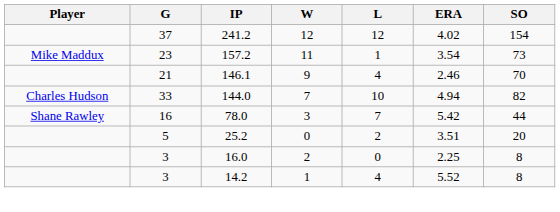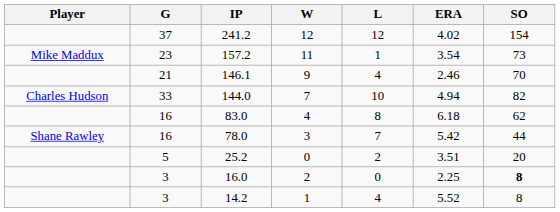+ row: (236, 116)
(519, 156) normal -> (519, 177) bold
